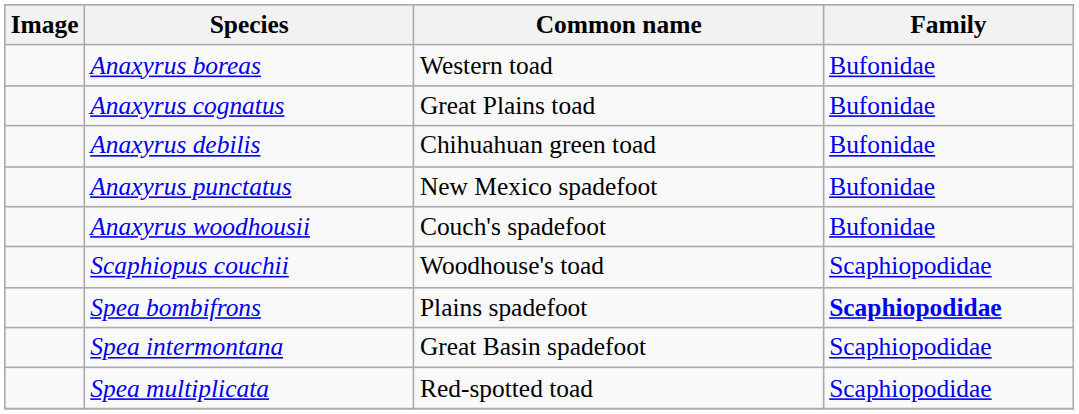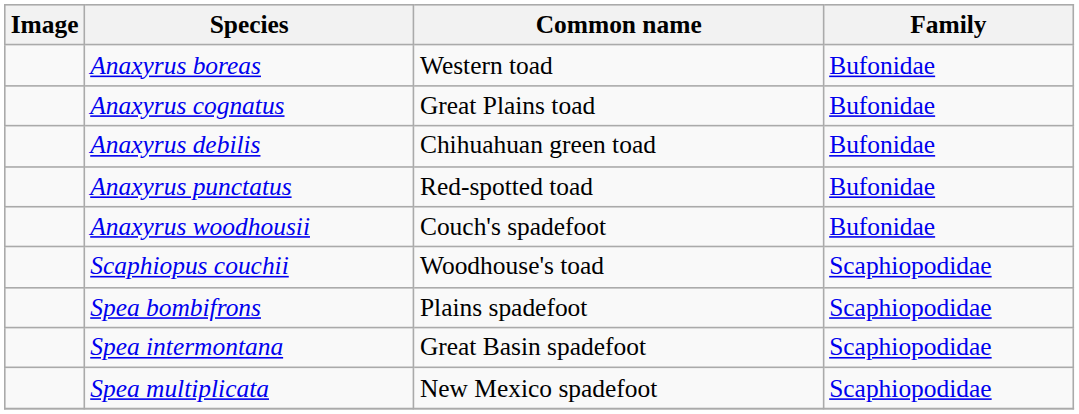(539, 186) New Mexico spadefoot -> (506, 186) Red-spotted toad
(915, 307) bold -> (910, 307) normal
(506, 387) Red-spotted toad -> (539, 387) New Mexico spadefoot
